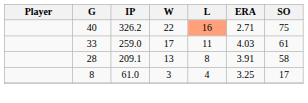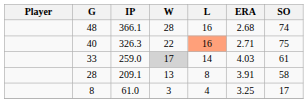+ row: (92, 28)
(130, 28) 326.2 -> (130, 43) 326.3
(169, 43) no background -> (169, 59) lightgrey background
(207, 43) 11 -> (207, 59) 14
